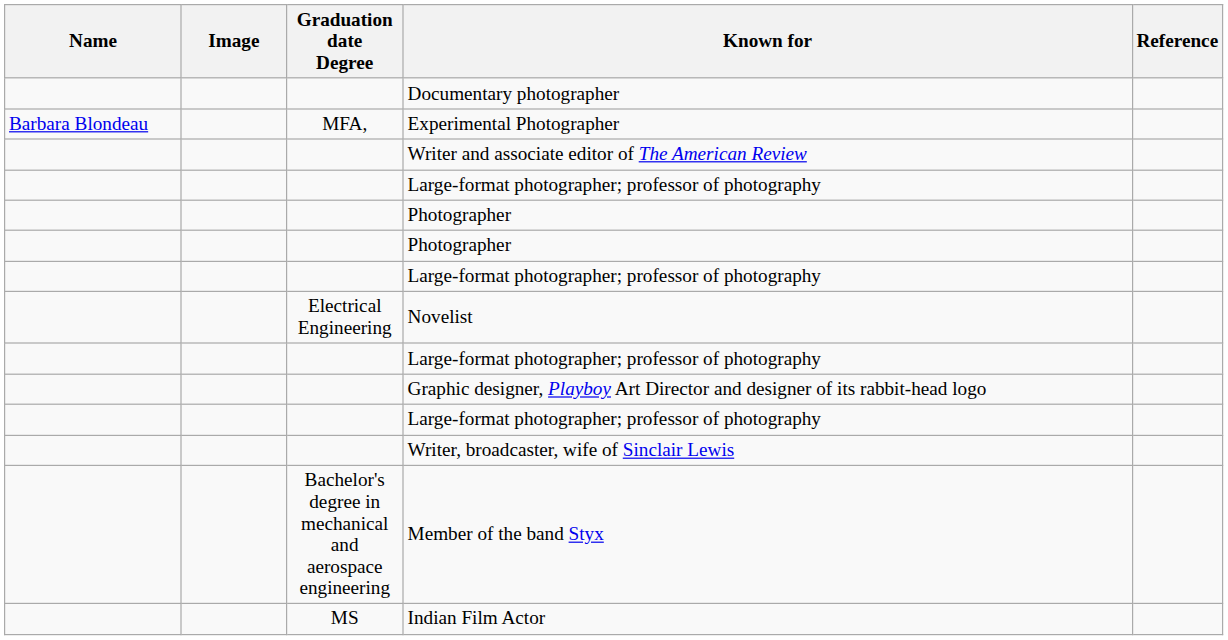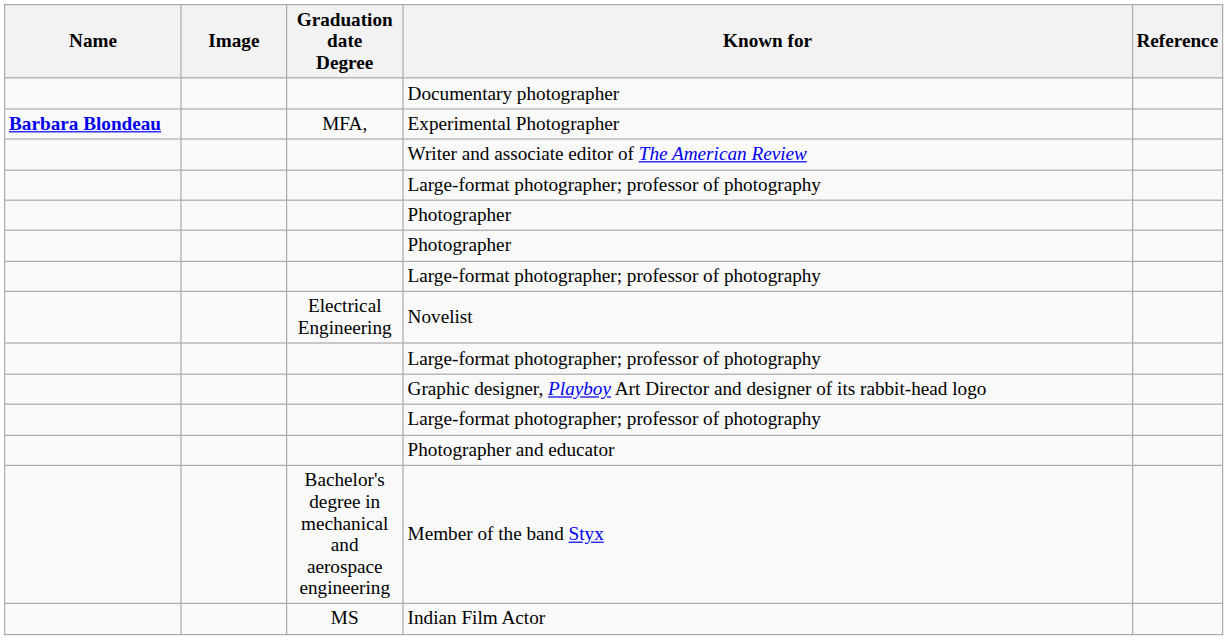(79, 123) normal -> (85, 123) bold
- row: (345, 450)
+ row: (345, 450)
